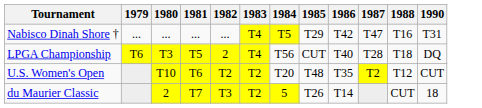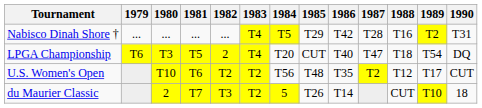+ column: (432, 14)
(373, 34) T47 -> (373, 34) T28
(284, 54) T56 -> (284, 54) T20
(373, 54) T28 -> (373, 54) T47
(284, 73) T20 -> (284, 73) T56
